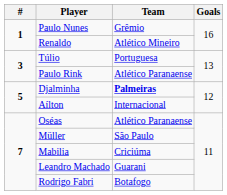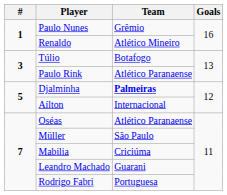(136, 58) Portuguesa -> (132, 58) Botafogo
(132, 182) Botafogo -> (136, 182) Portuguesa
